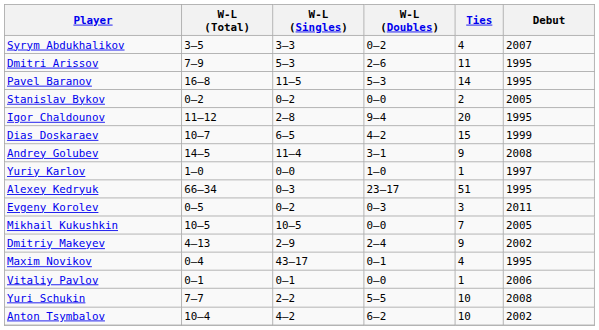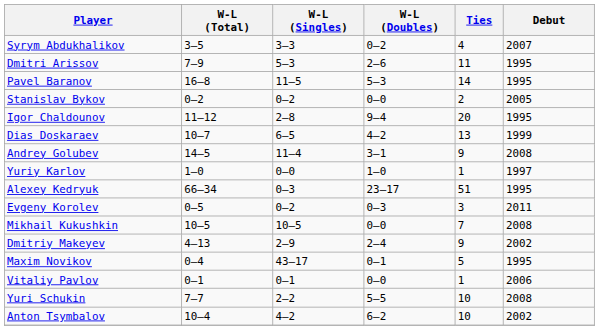(464, 135) 15 -> (464, 135) 13
(519, 225) 2005 -> (519, 225) 2008
(461, 261) 4 -> (461, 261) 5
